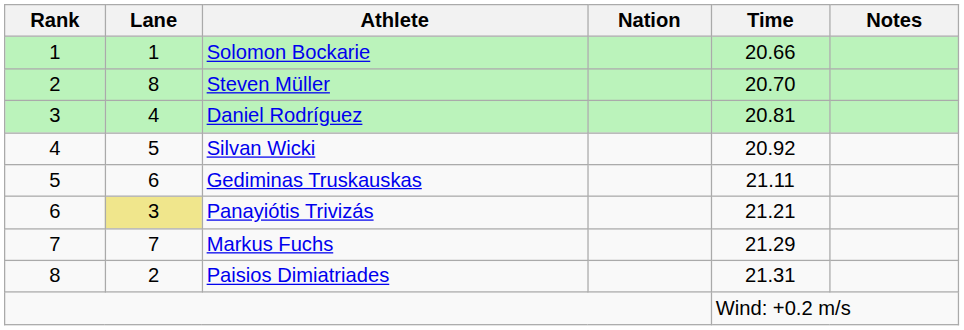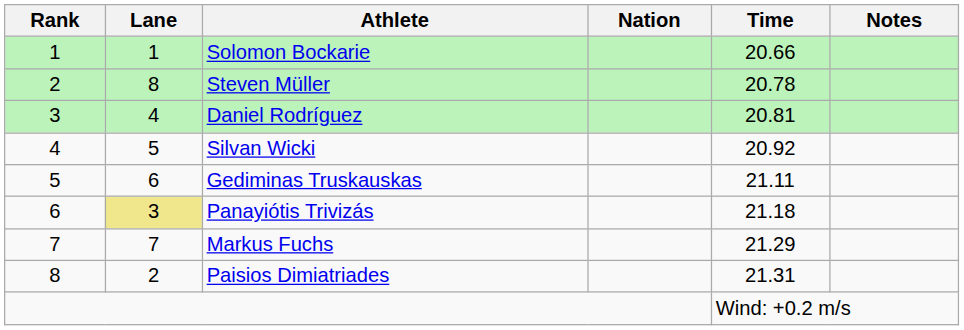(770, 84) 20.70 -> (770, 84) 20.78
(770, 212) 21.21 -> (770, 212) 21.18
